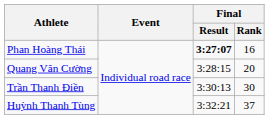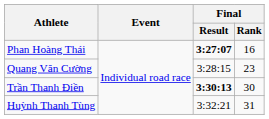(249, 68) 20 -> (249, 68) 23
(214, 87) normal -> (214, 87) bold
(249, 105) 37 -> (249, 105) 31
